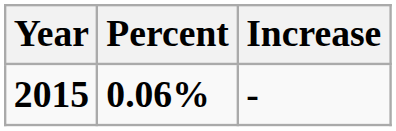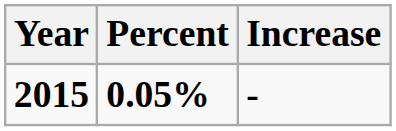(158, 93) 0.06% -> (158, 93) 0.05%
